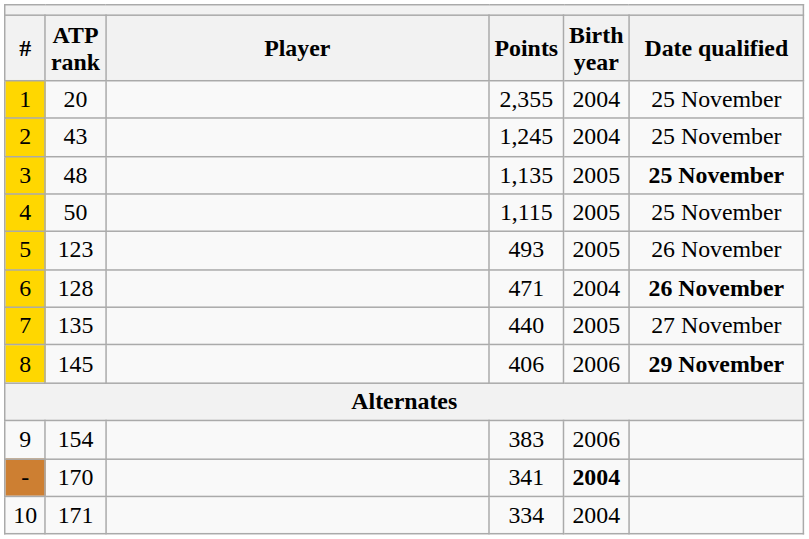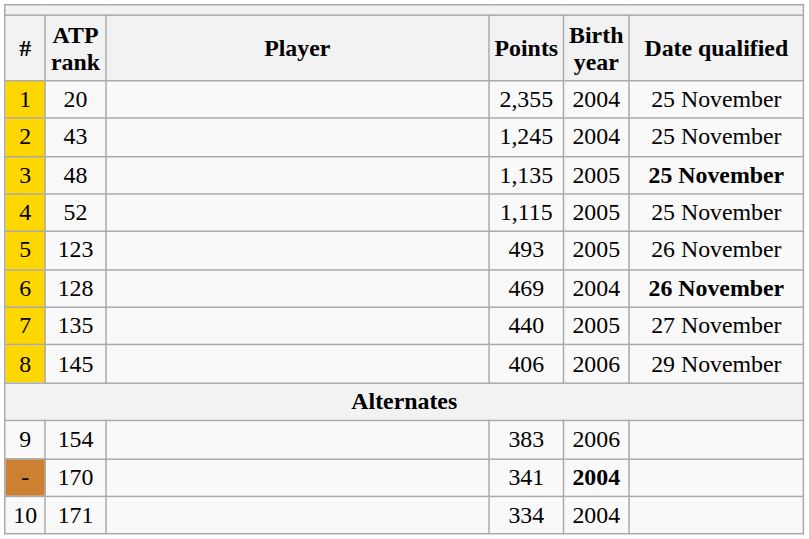(76, 212) 50 -> (76, 212) 52
(526, 288) 471 -> (526, 288) 469
(716, 363) bold -> (716, 363) normal
